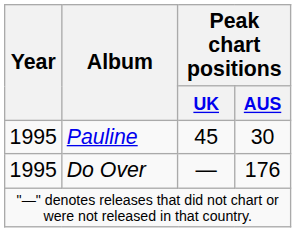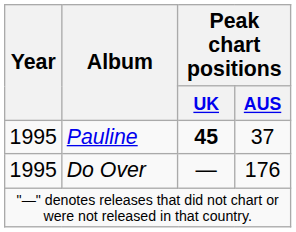(206, 136) normal -> (206, 136) bold
(263, 136) 30 -> (263, 136) 37
